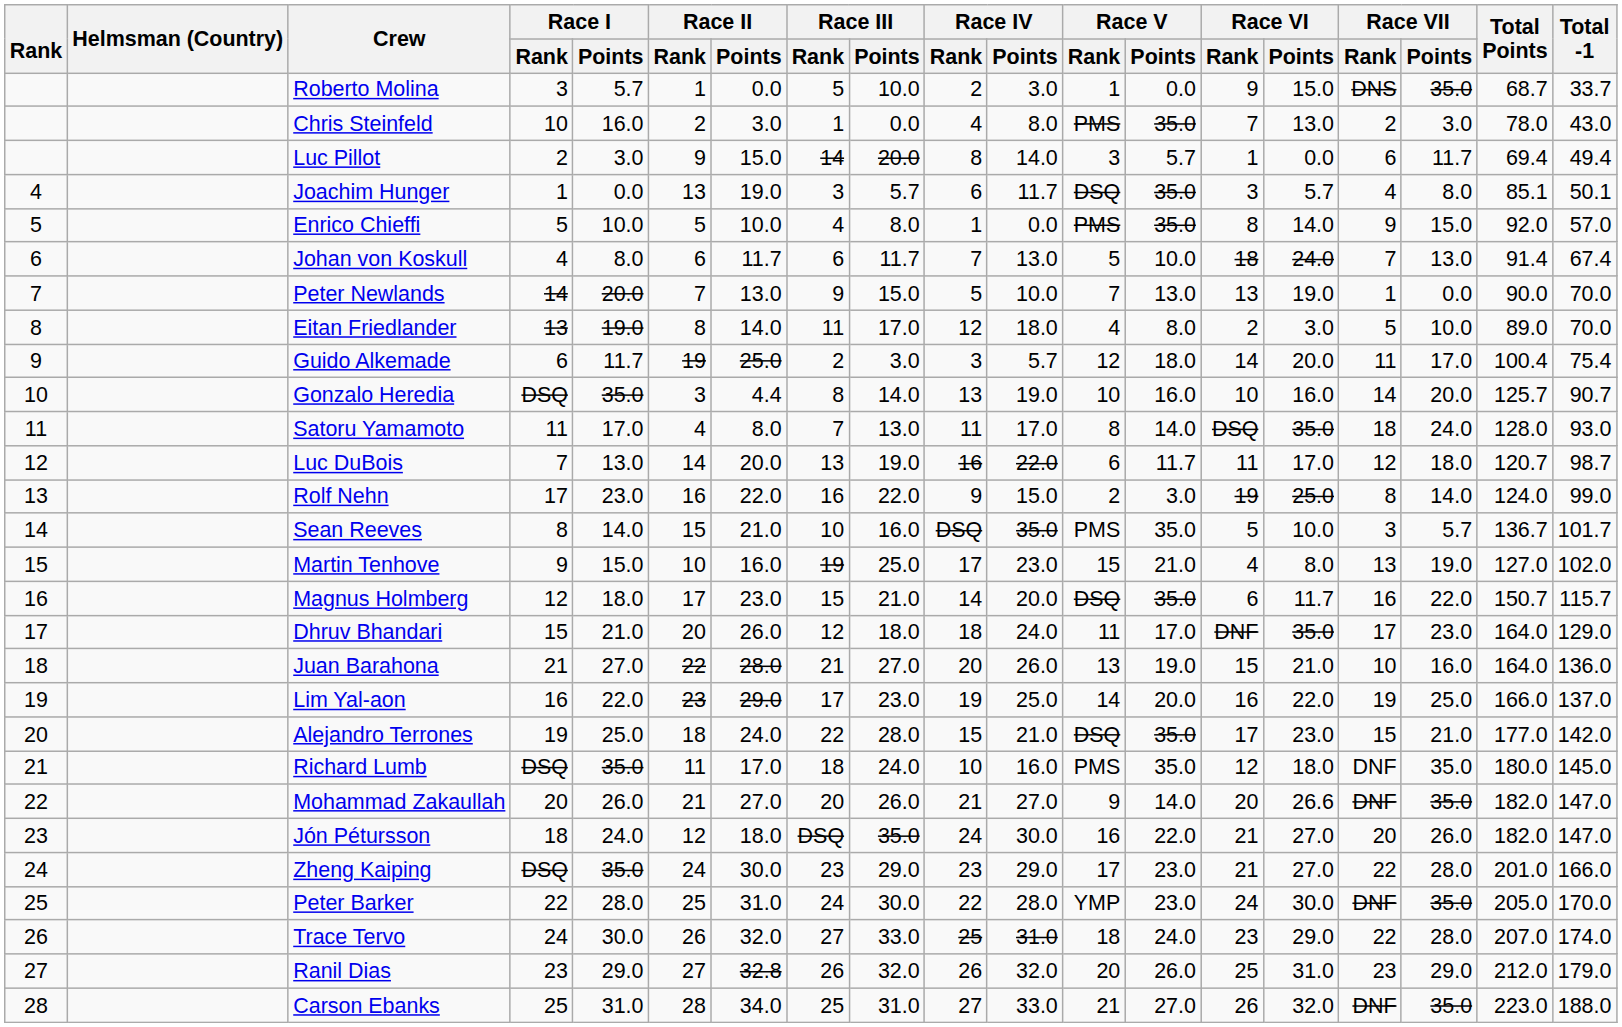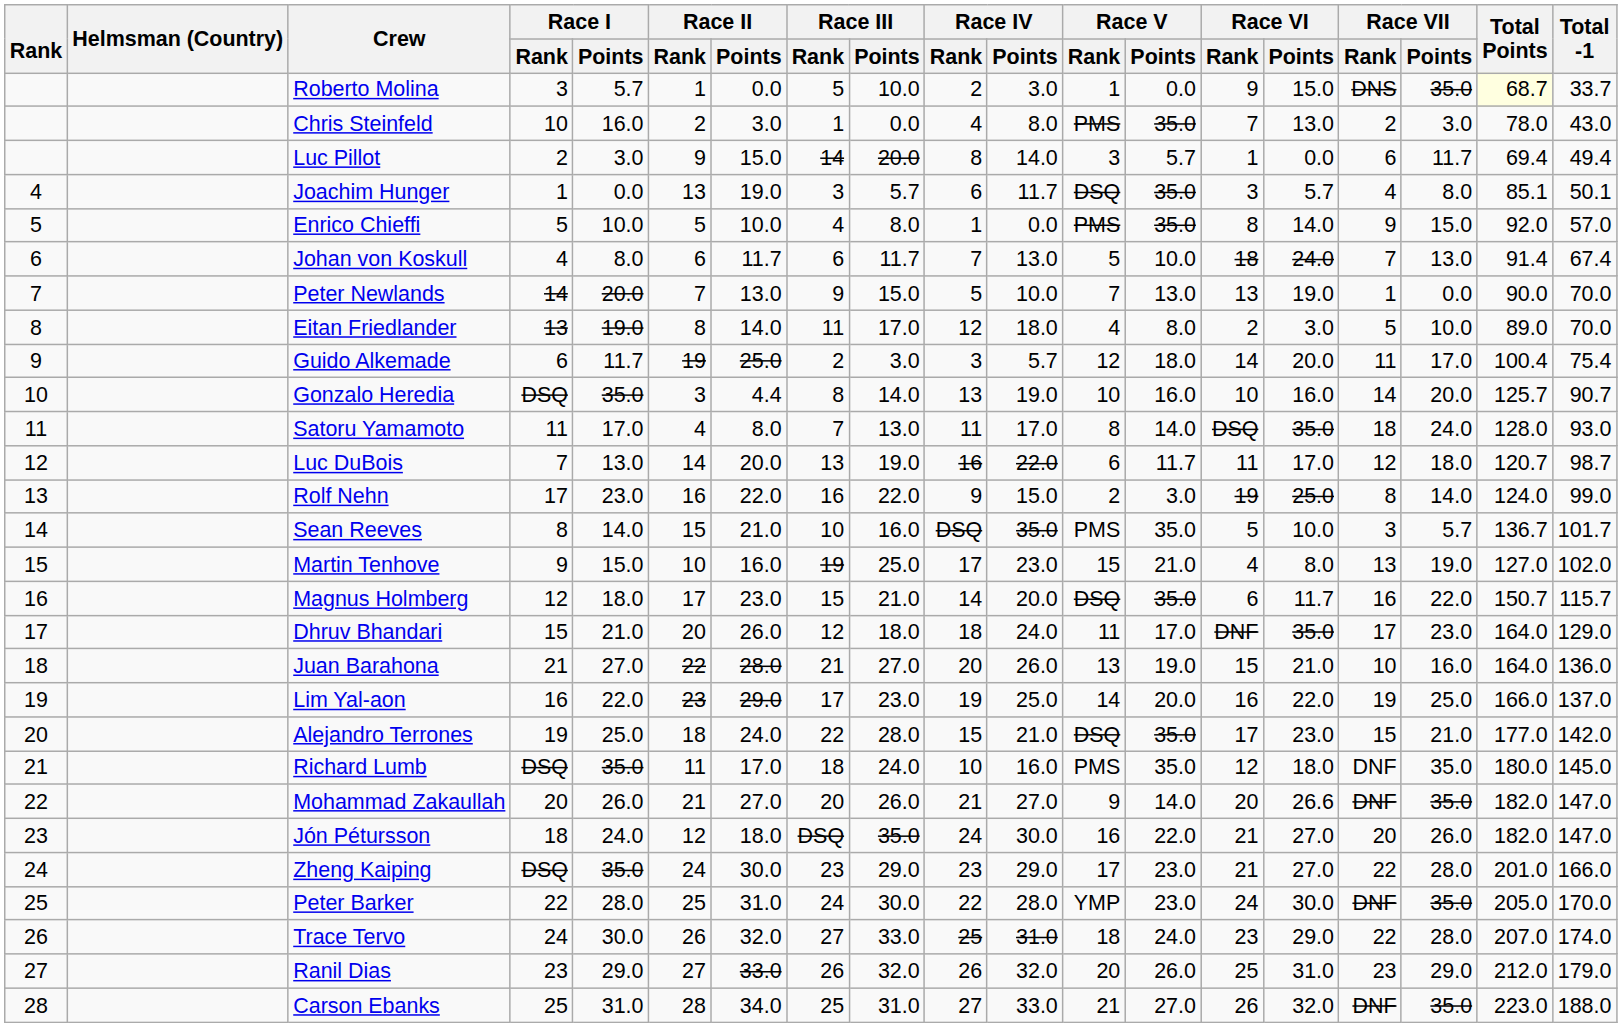(1527, 90) no background -> (1527, 90) lightyellow background
(761, 971) 32.8 -> (761, 971) 33.0
